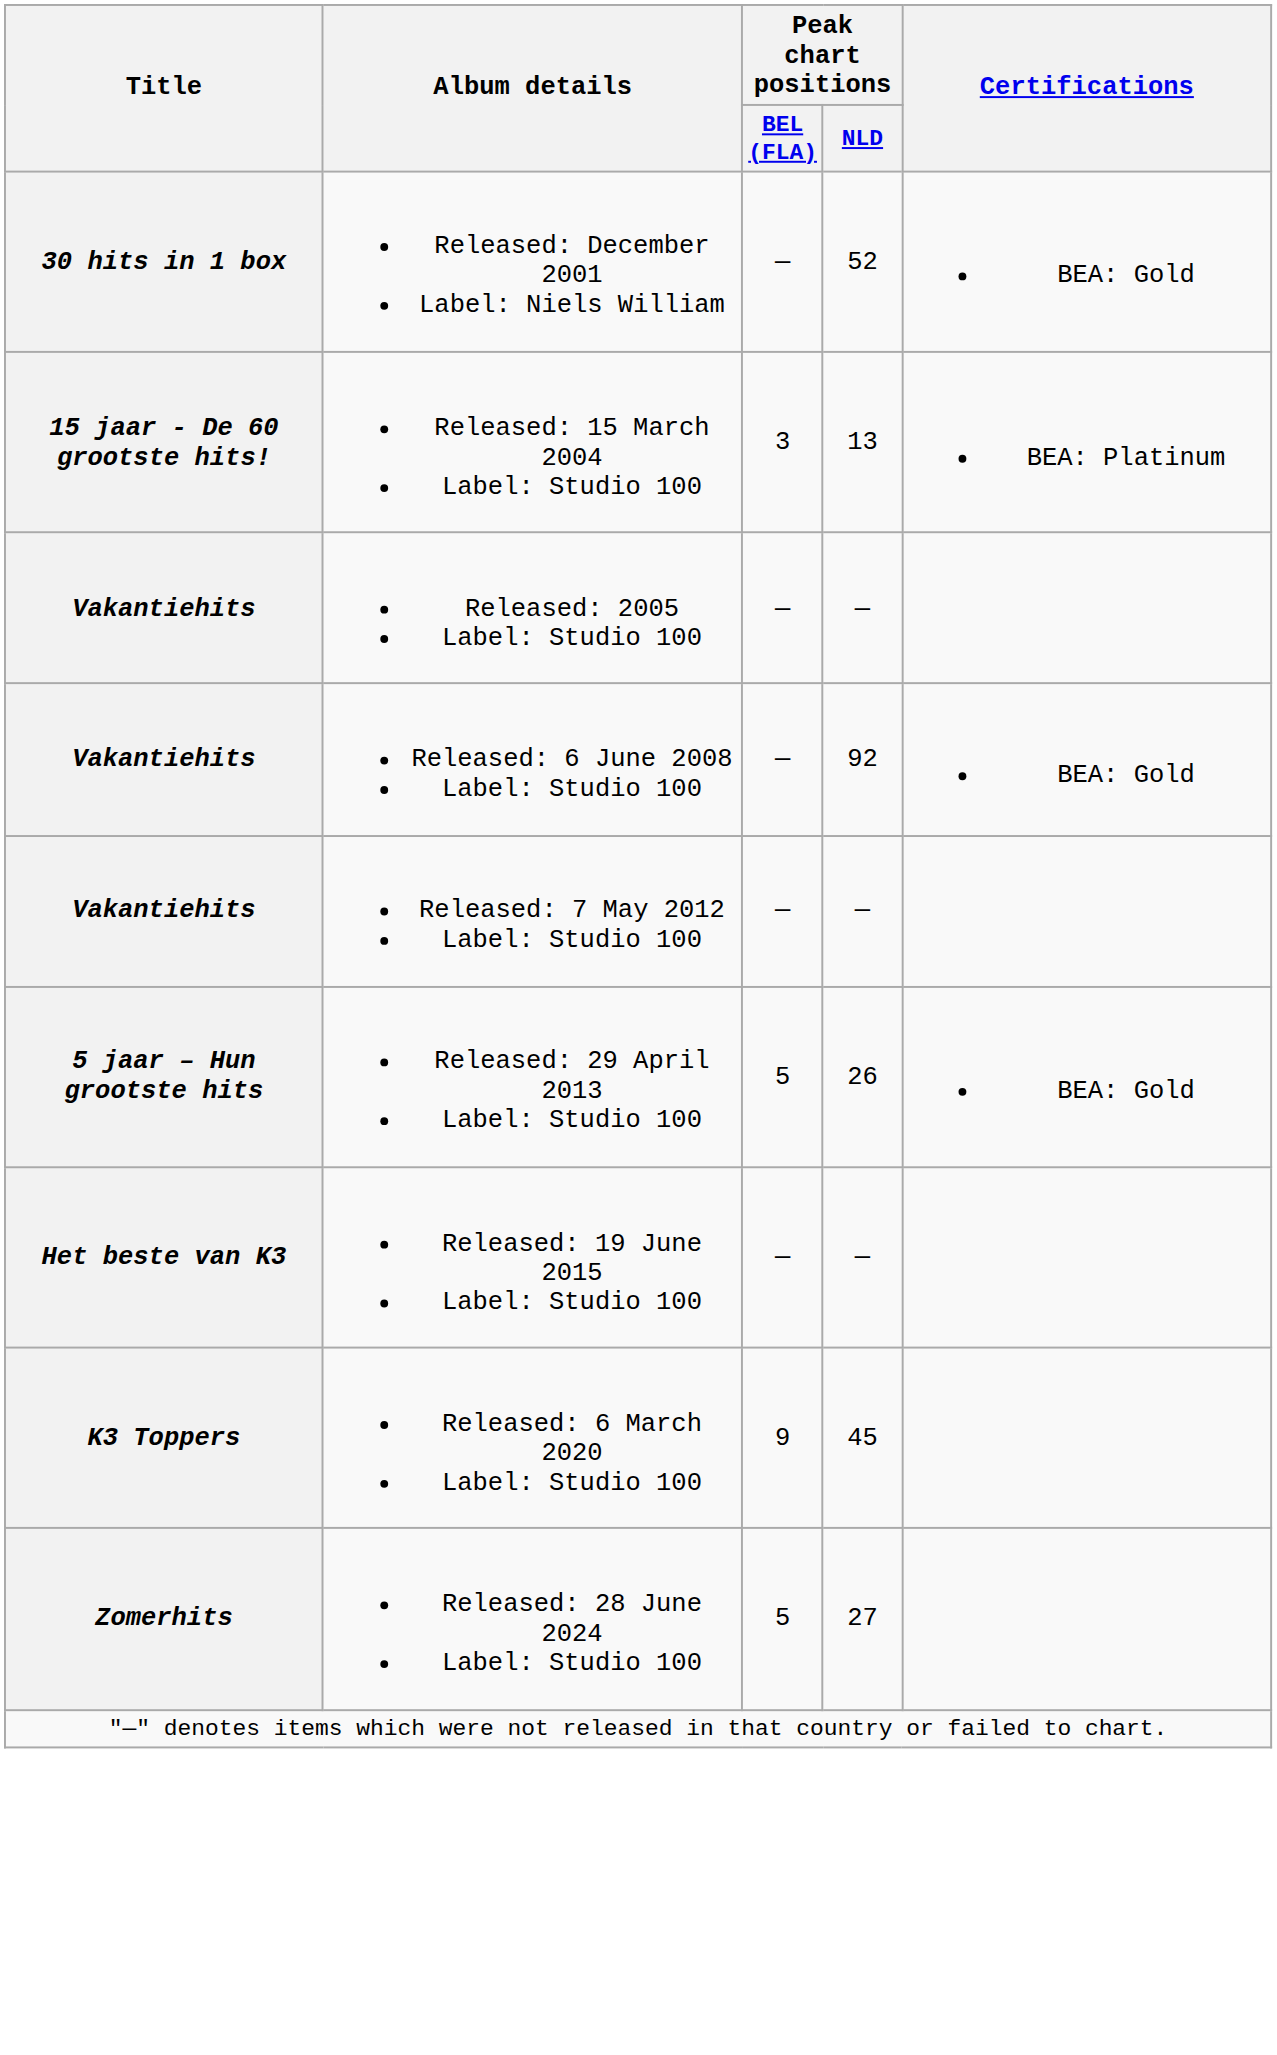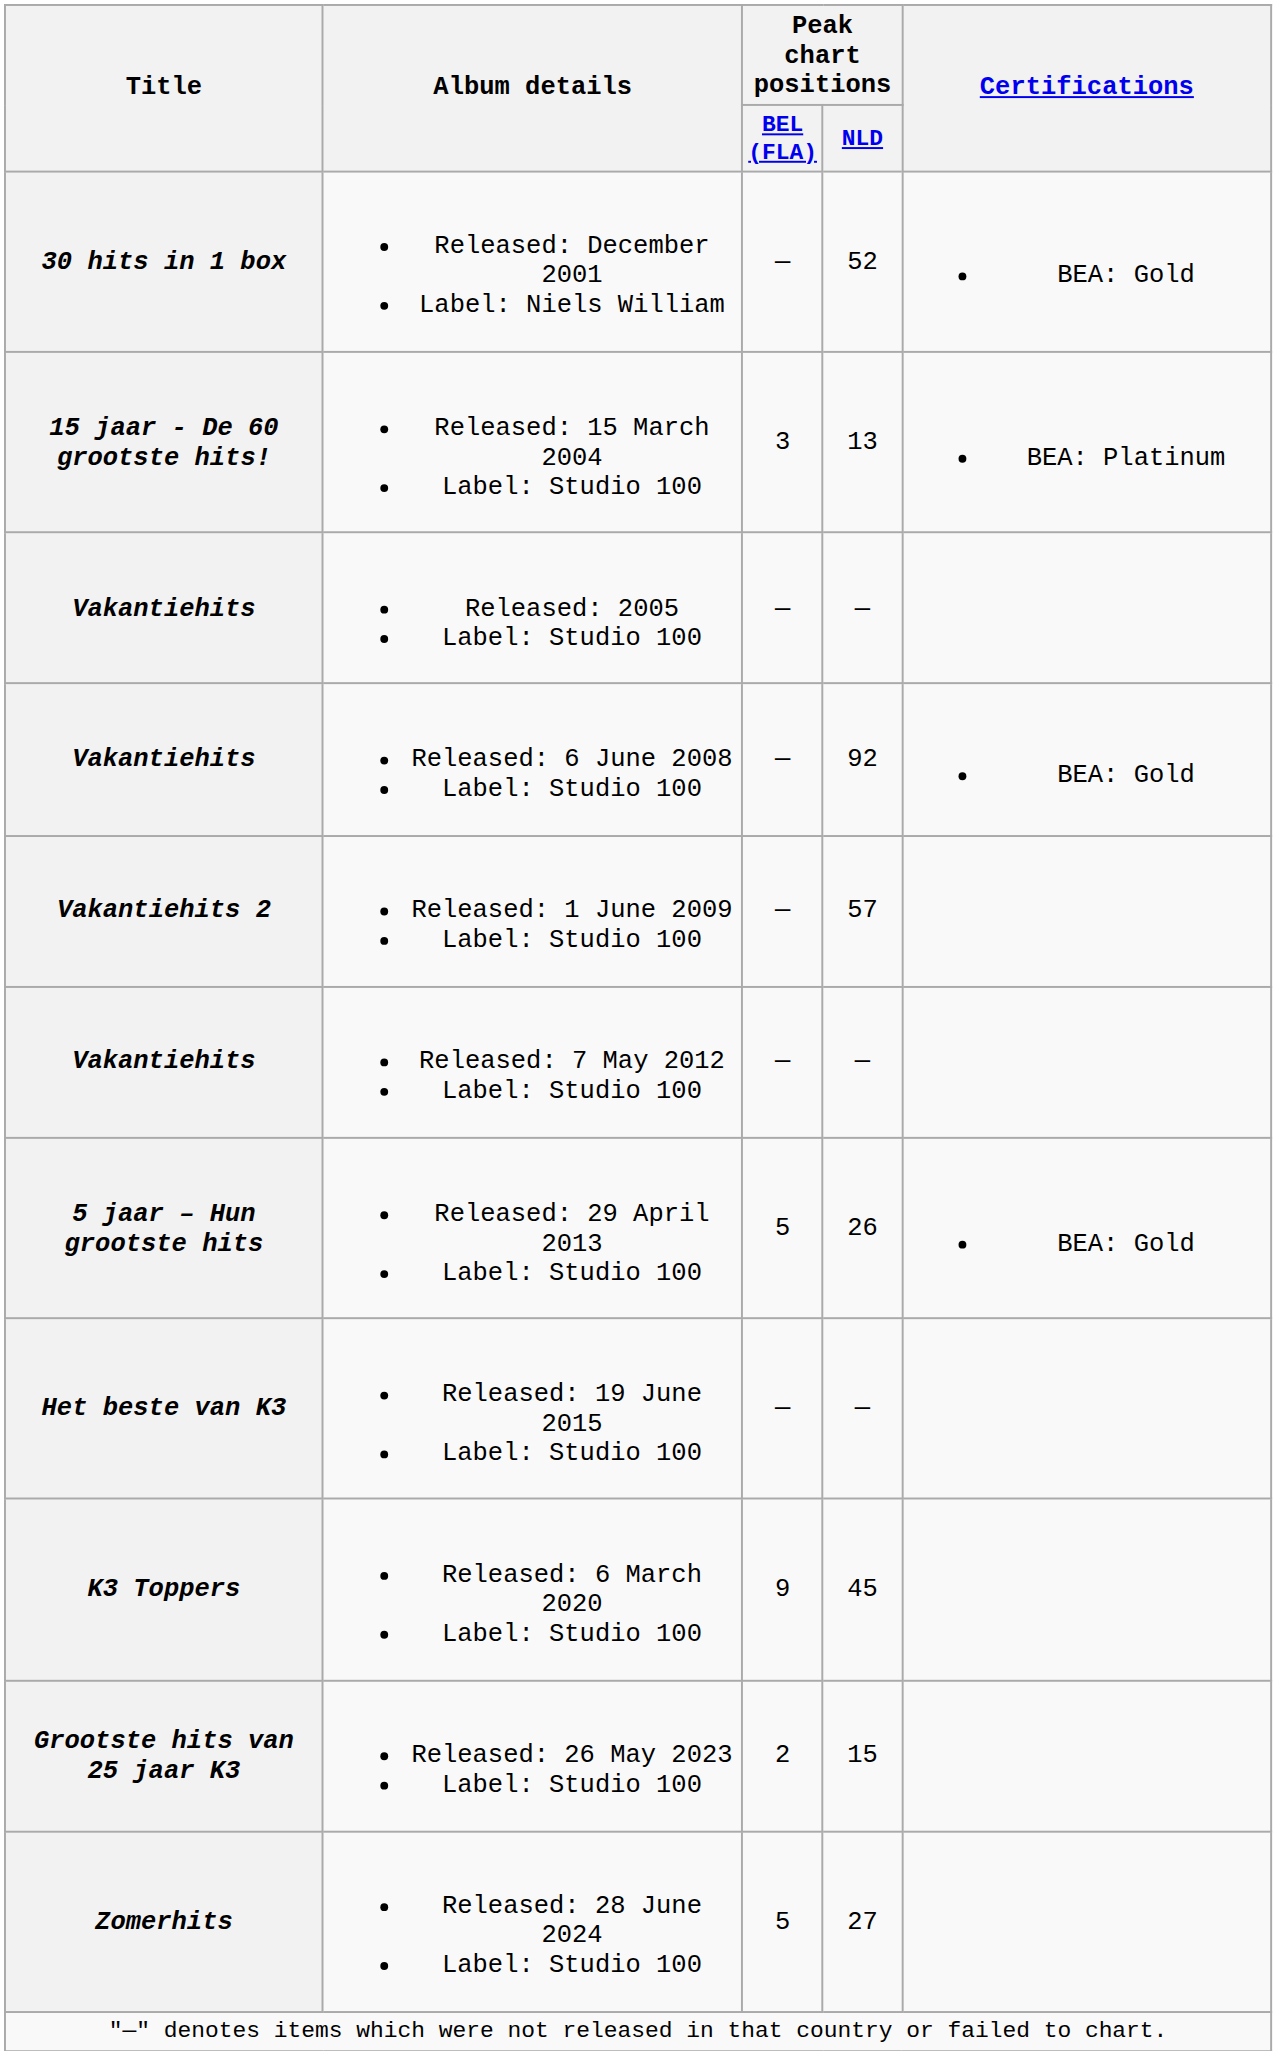+ row: (533, 926)
+ row: (533, 1770)
